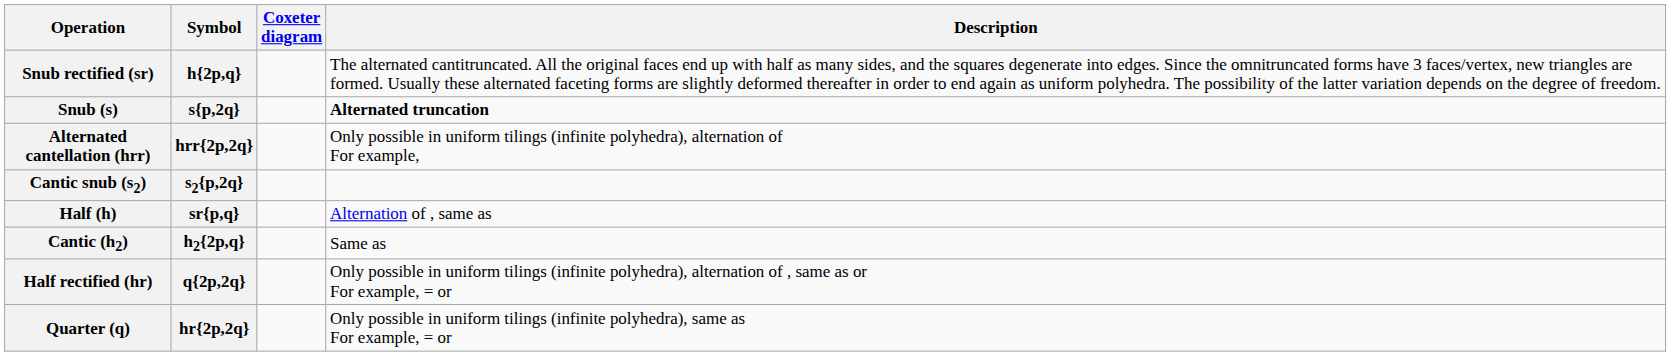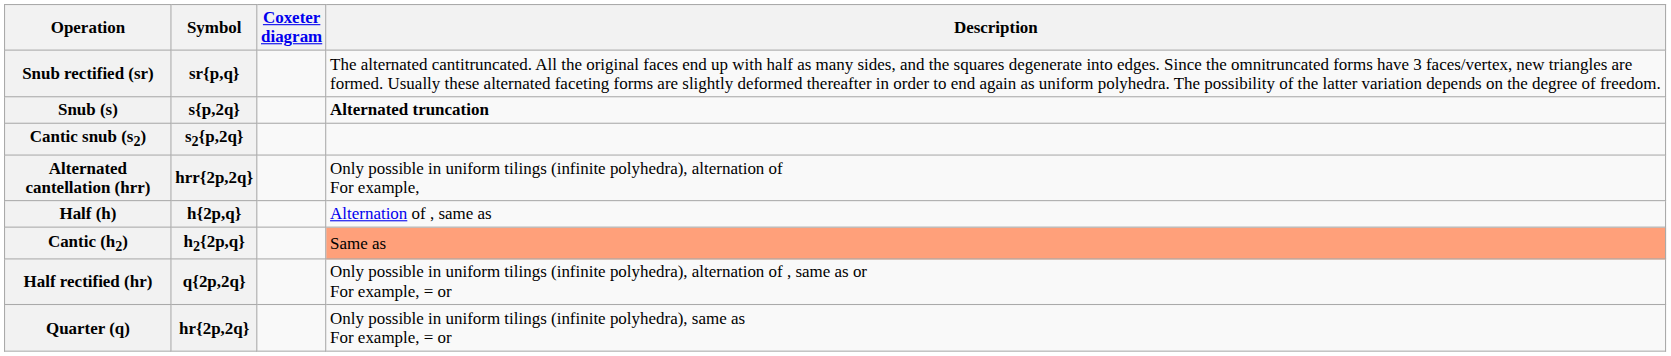(214, 73) h{2p,q} -> (214, 73) sr{p,q}
rows swapped: (88, 184) <-> (88, 146)
(214, 214) sr{p,q} -> (214, 214) h{2p,q}
(358, 243) no background -> (358, 243) lightsalmon background
